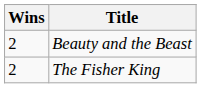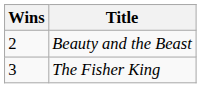(12, 69) 2 -> (12, 69) 3
